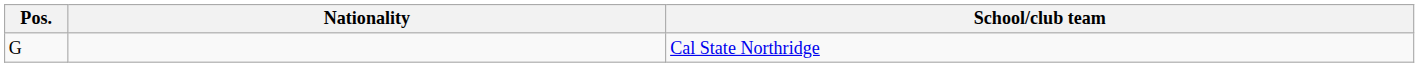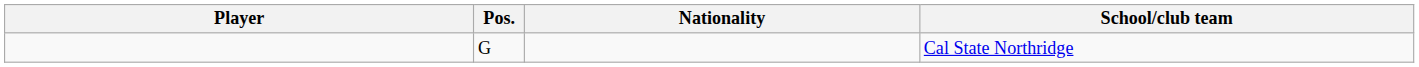+ column: (239, 18)
